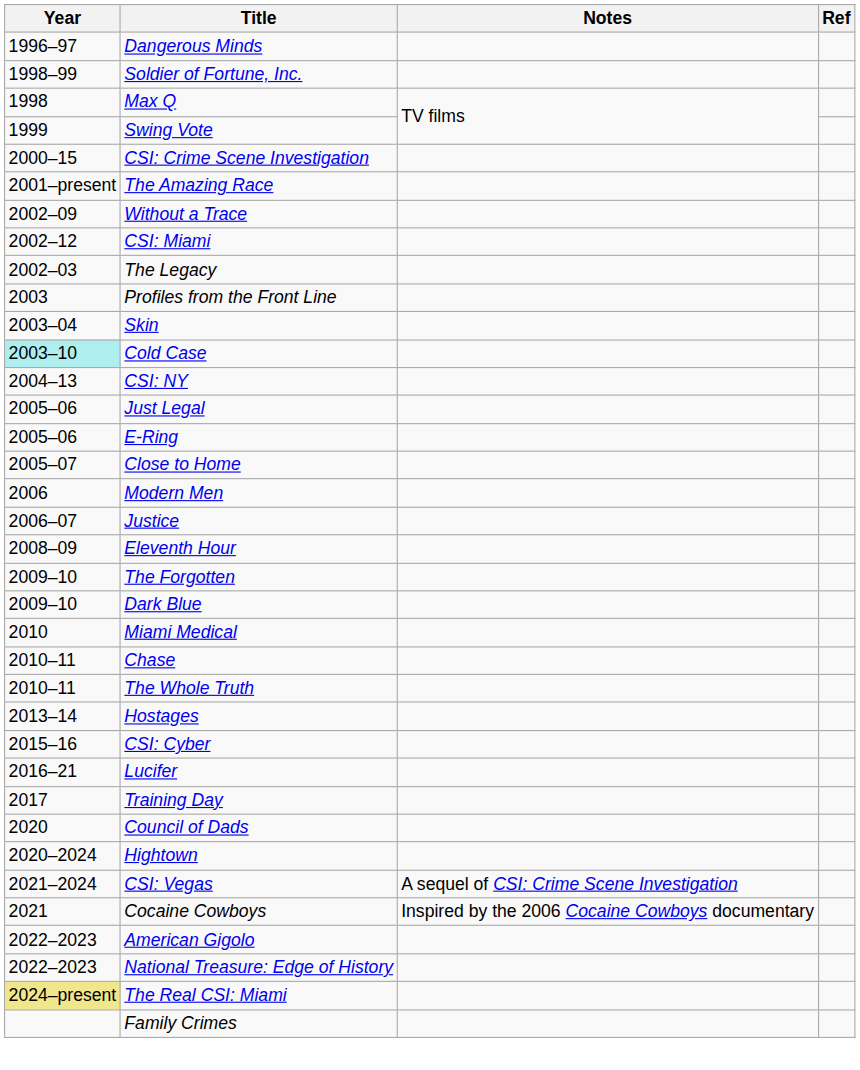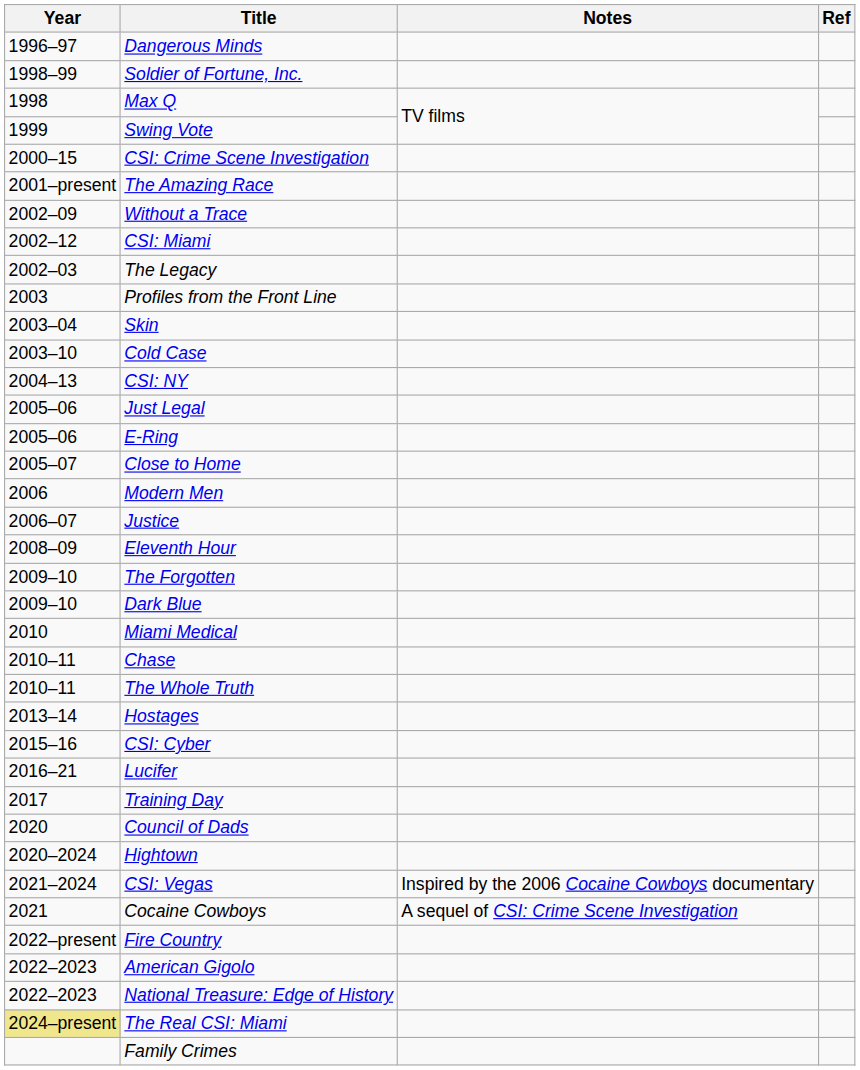(43, 353) paleturquoise background -> (43, 353) no background
(569, 883) A sequel of CSI: Crime Scene Investigation -> (608, 883) Inspired by the 2006 Cocaine Cowboys documentary
(608, 911) Inspired by the 2006 Cocaine Cowboys documentary -> (569, 911) A sequel of CSI: Crime Scene Investigation
+ row: (173, 939)
